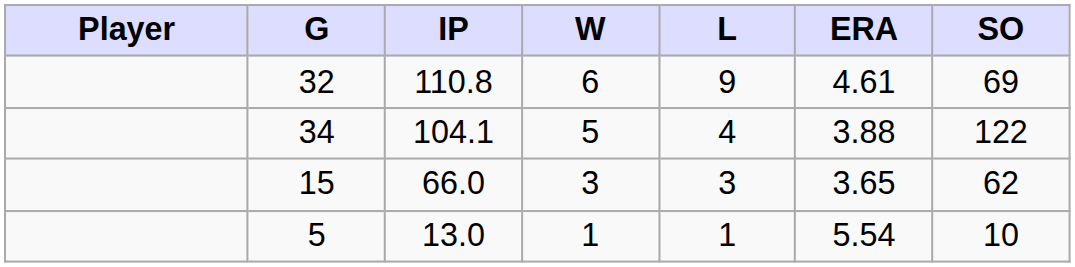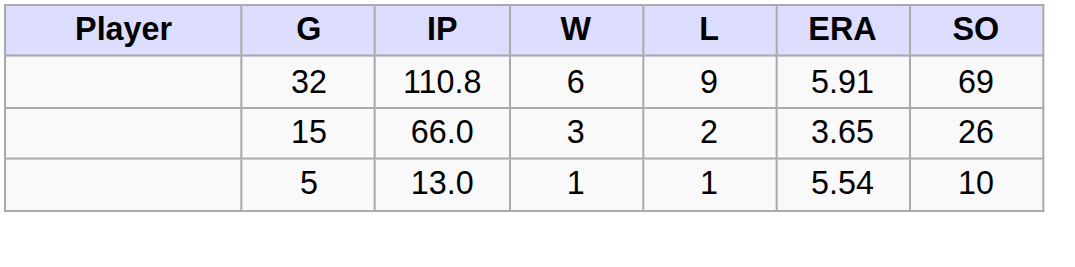(864, 81) 4.61 -> (842, 81) 5.91
- row: (317, 132)
(727, 183) 3 -> (709, 132) 2
(1001, 183) 62 -> (976, 132) 26
